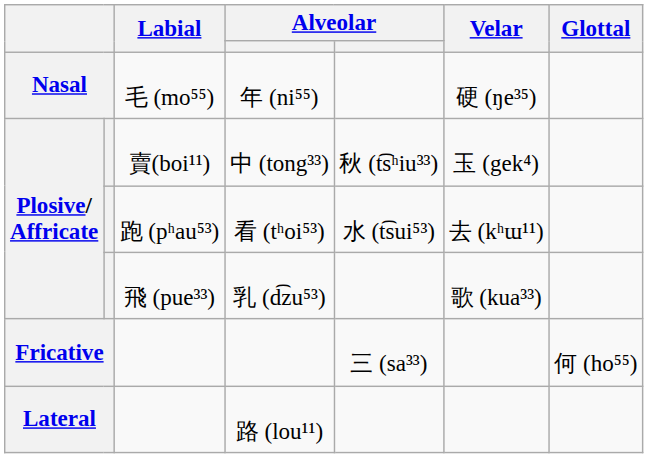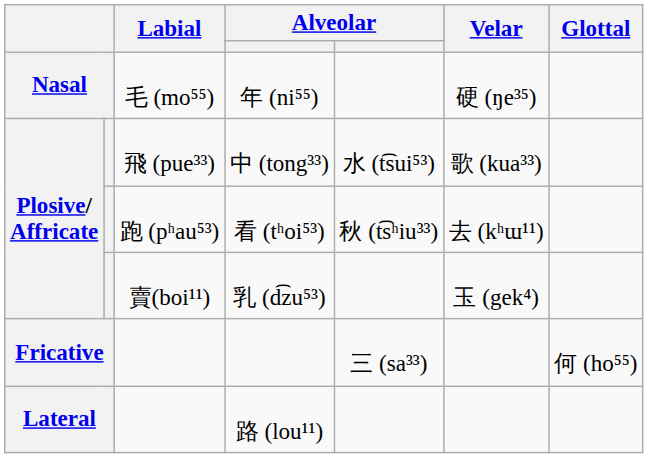(169, 164) 賣(boi¹¹) -> (169, 164) 飛 (pue³³)
(389, 164) 秋 (t͡sʰiu³³) -> (389, 164) 水 (t͡sui⁵³)
(496, 164) 玉 (gek⁴) -> (496, 164) 歌 (kua³³)
(389, 230) 水 (t͡sui⁵³) -> (389, 230) 秋 (t͡sʰiu³³)
(169, 297) 飛 (pue³³) -> (169, 297) 賣(boi¹¹)
(496, 297) 歌 (kua³³) -> (496, 297) 玉 (gek⁴)
